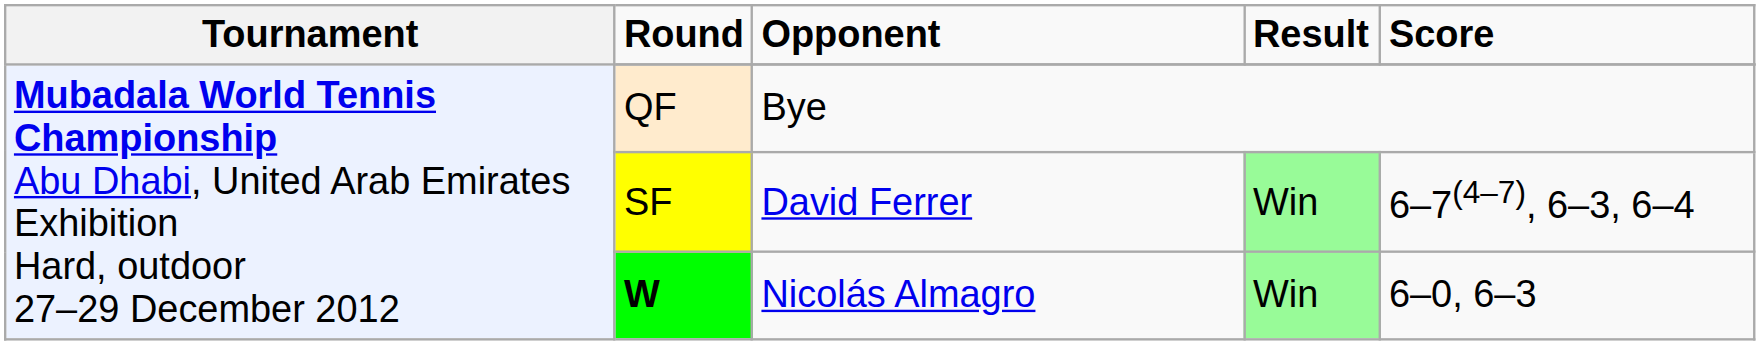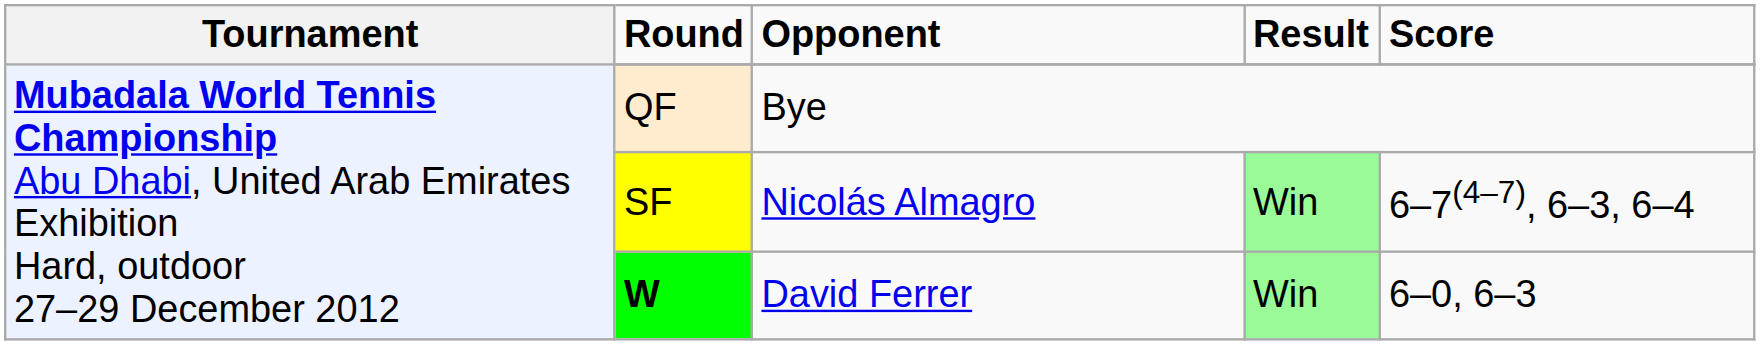(867, 201) David Ferrer -> (898, 201) Nicolás Almagro
(898, 294) Nicolás Almagro -> (867, 294) David Ferrer
